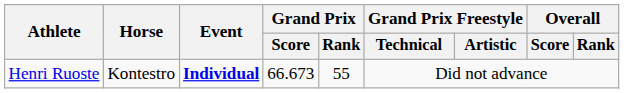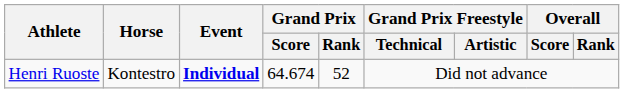(291, 74) 66.673 -> (291, 74) 64.674
(341, 74) 55 -> (341, 74) 52
